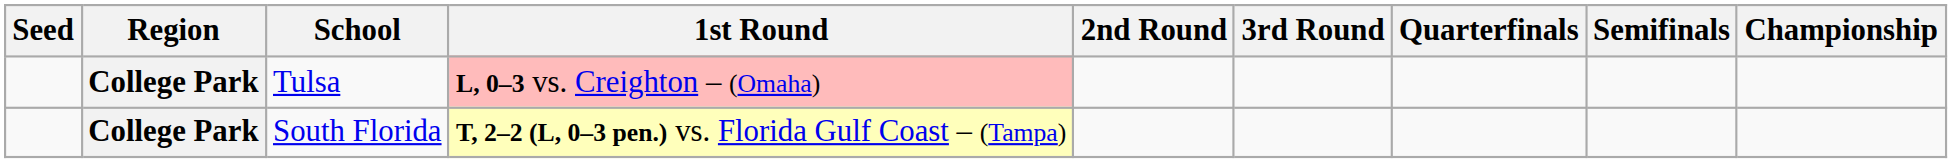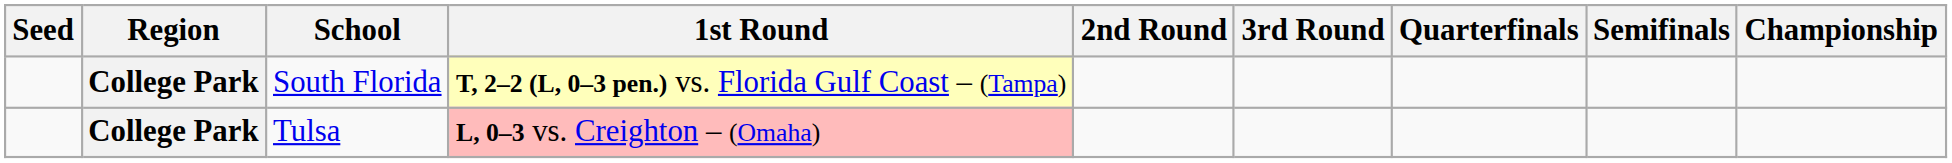rows swapped: (307, 81) <-> (357, 131)
